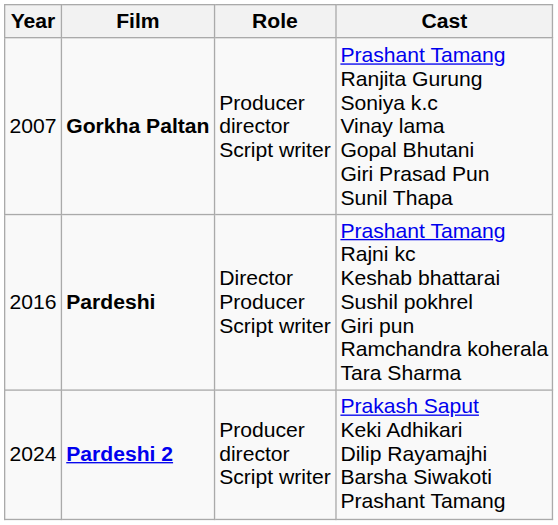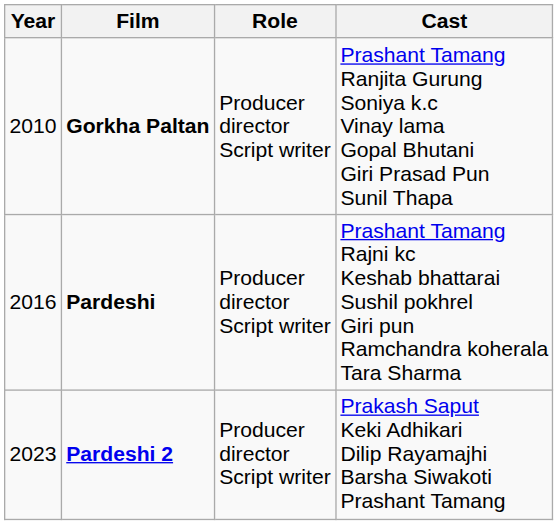(33, 126) 2007 -> (33, 126) 2010
(275, 302) Director Producer Script writer -> (275, 302) Producer director Script writer
(33, 454) 2024 -> (33, 454) 2023
